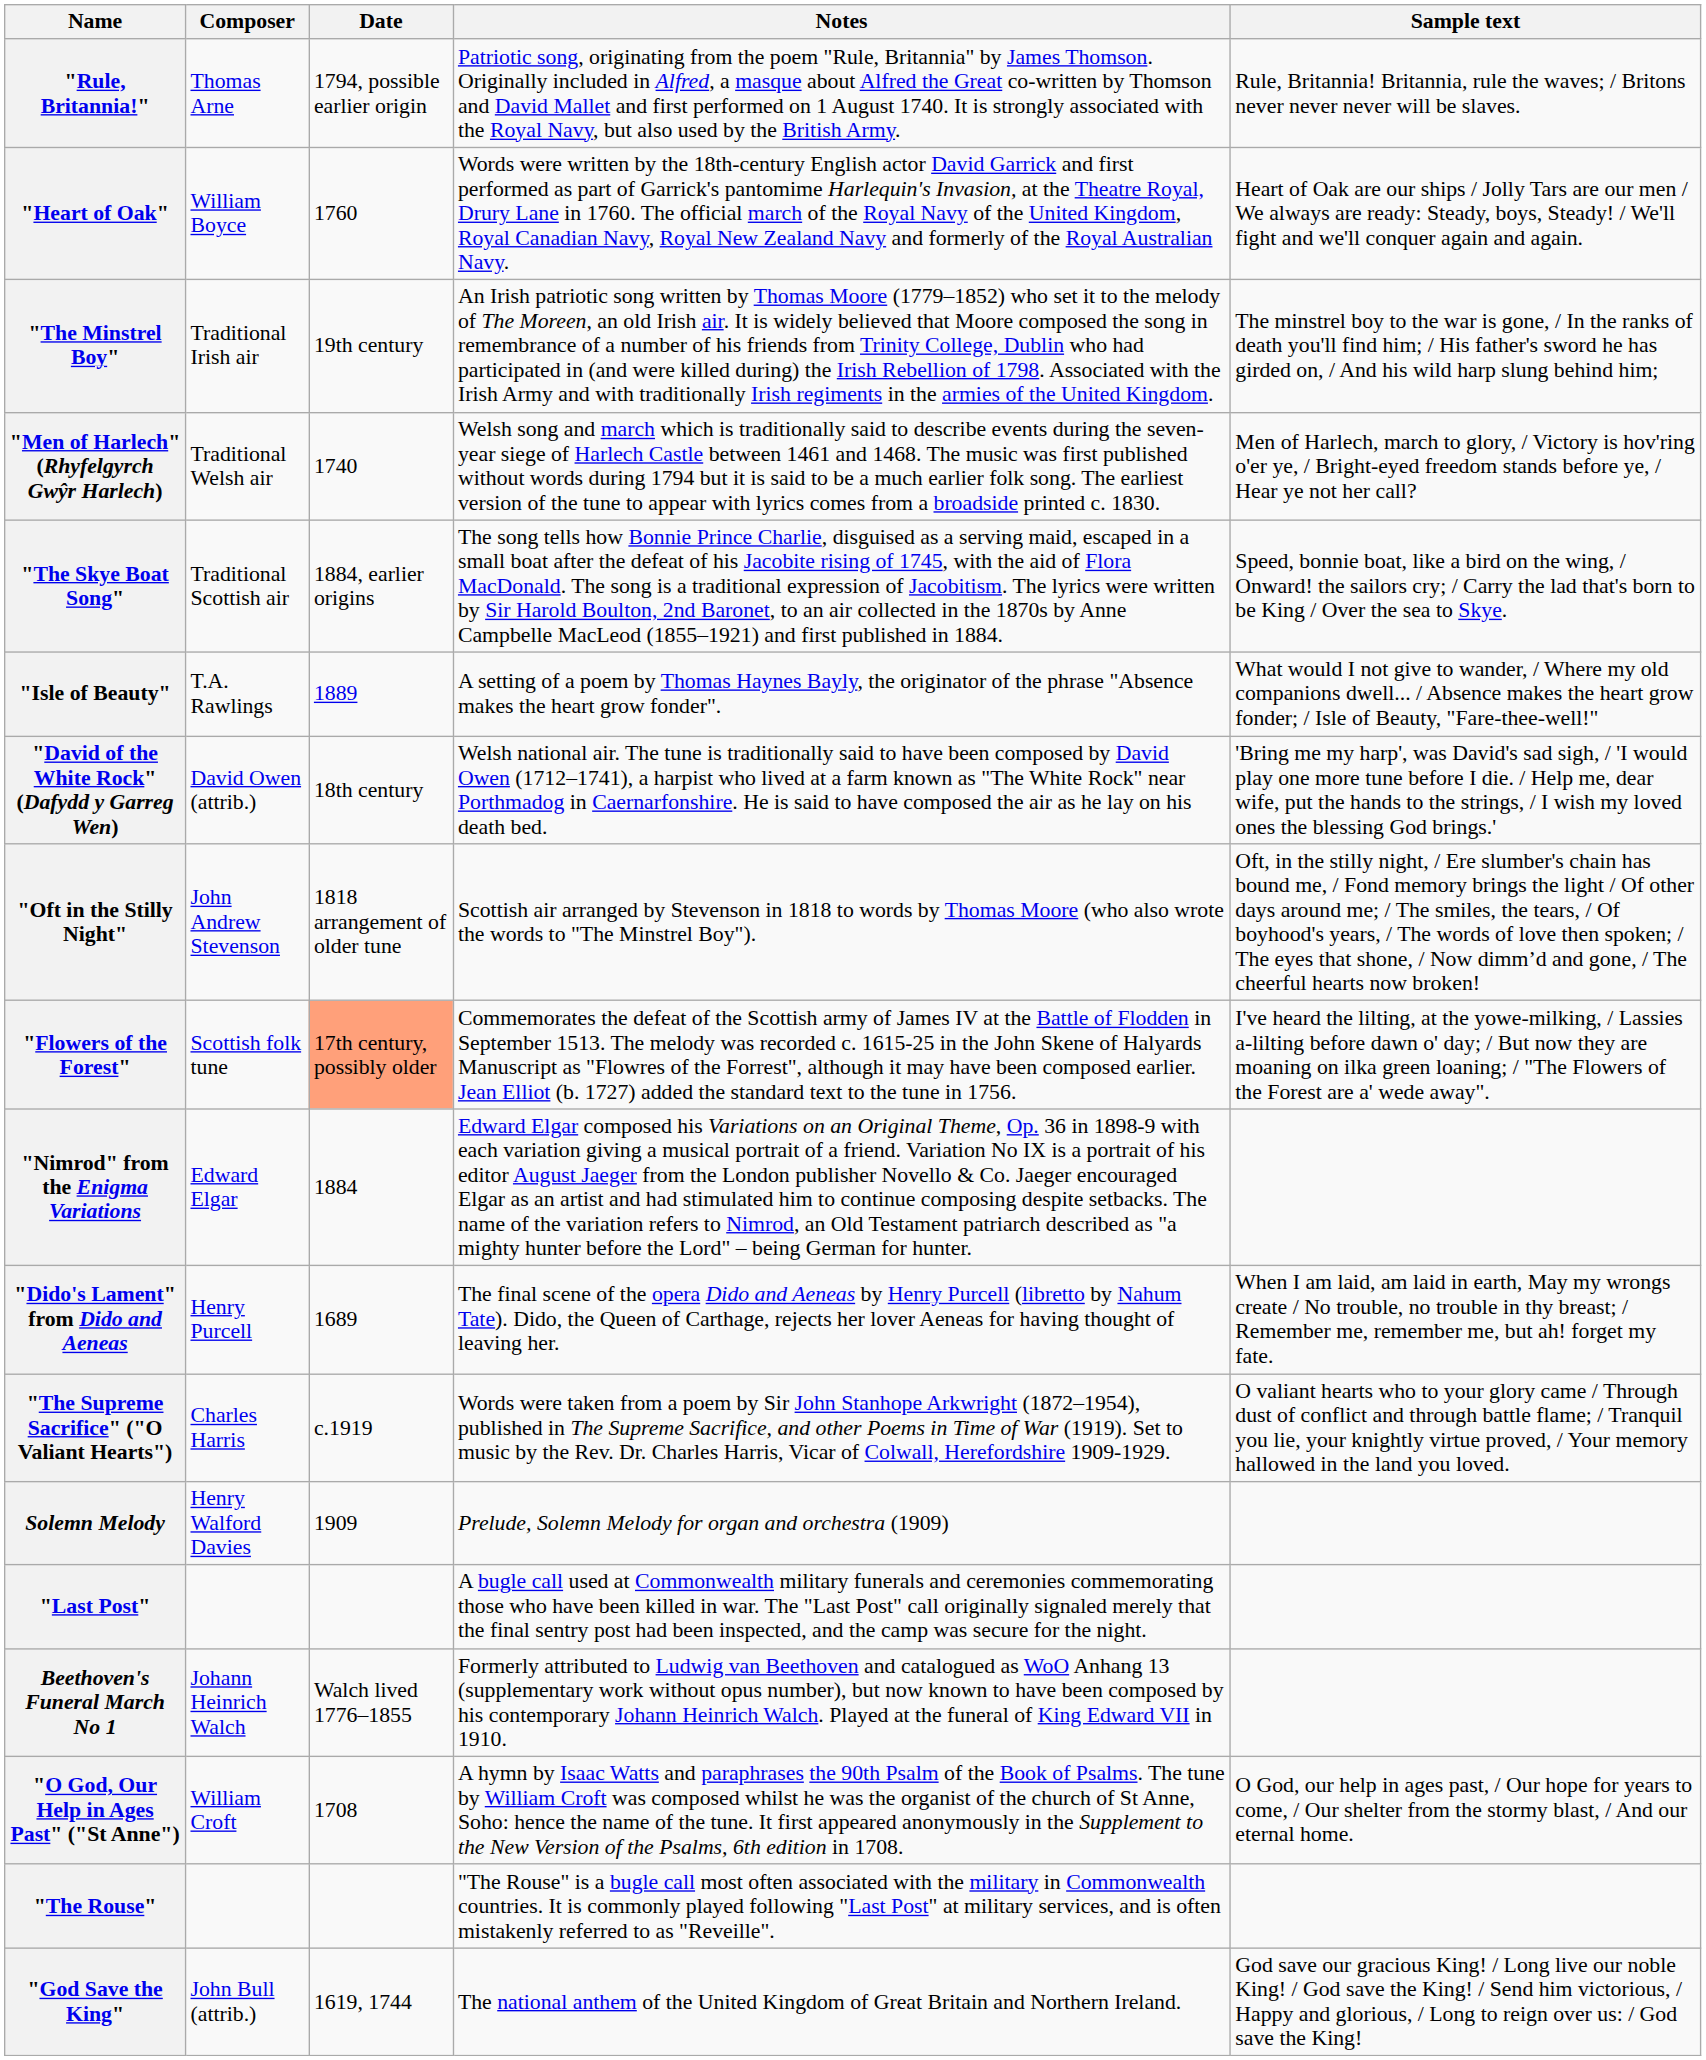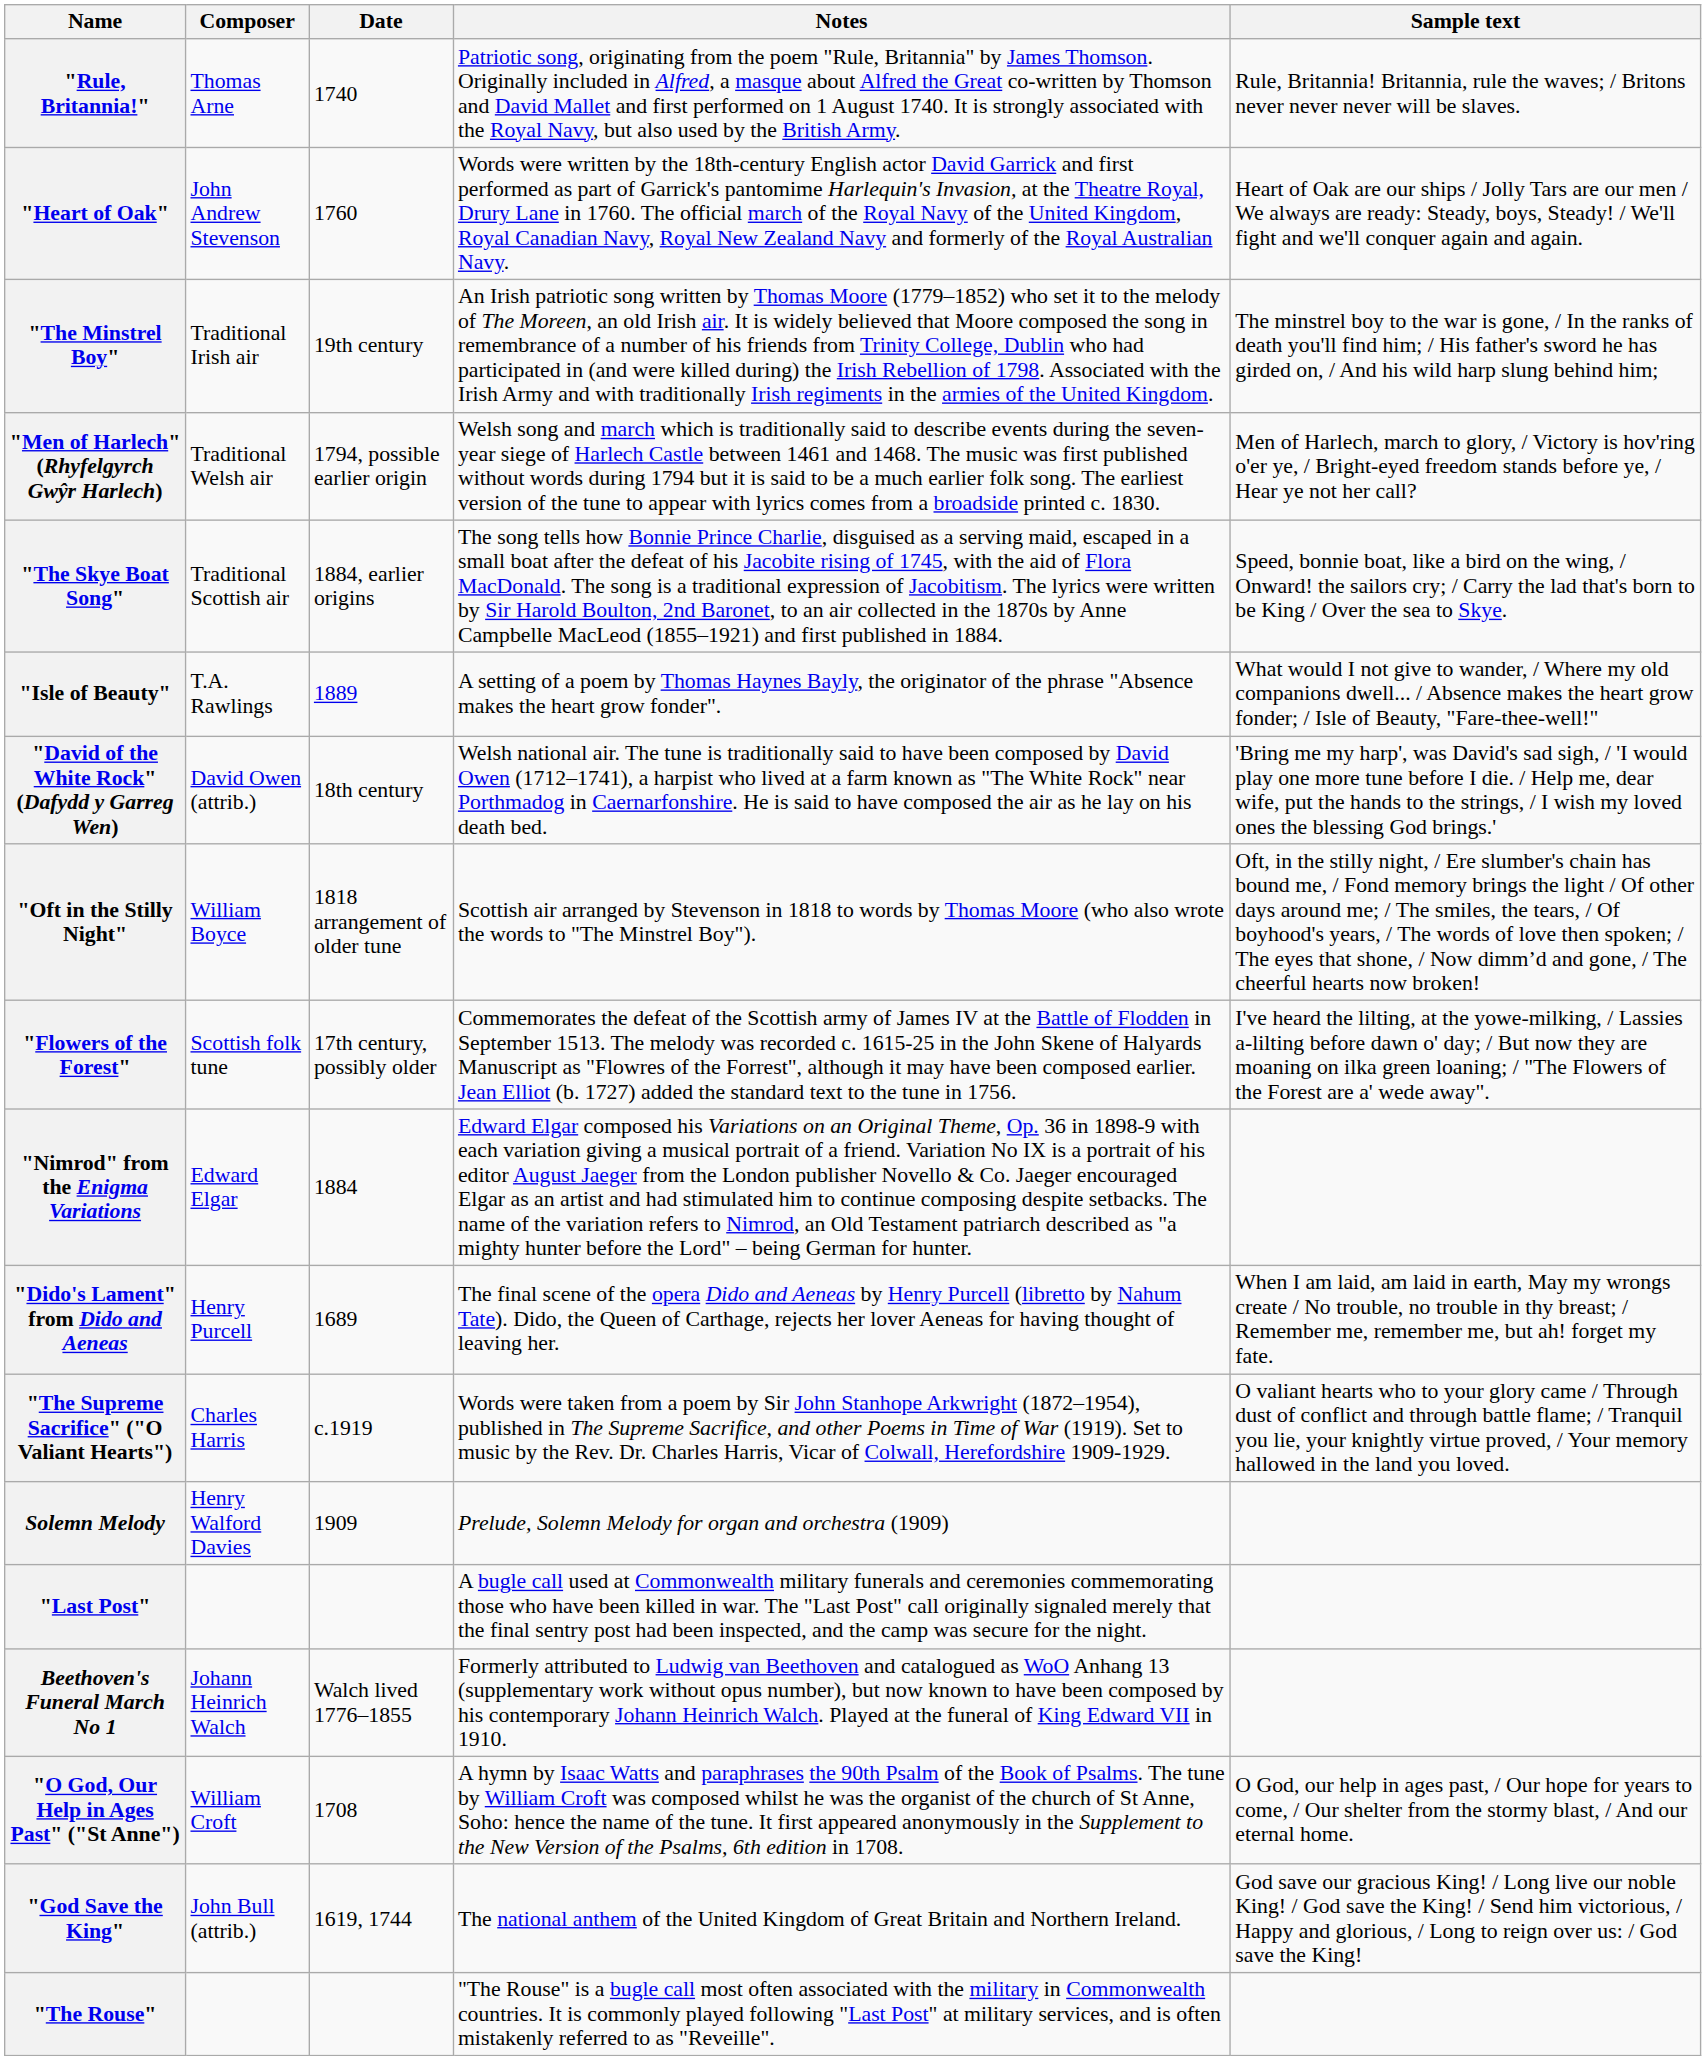(377, 92) 1794, possible earlier origin -> (336, 92) 1740
(226, 213) William Boyce -> (235, 213) John Andrew Stevenson
(336, 465) 1740 -> (377, 465) 1794, possible earlier origin
(235, 922) John Andrew Stevenson -> (226, 922) William Boyce
(375, 1054) lightsalmon background -> (375, 1054) no background
rows swapped: (95, 1905) <-> (95, 2001)
